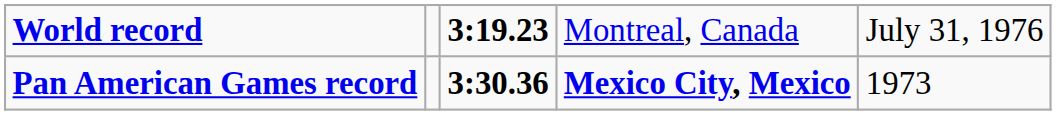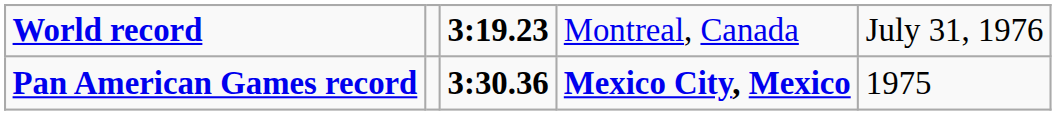(899, 82) 1973 -> (899, 82) 1975
